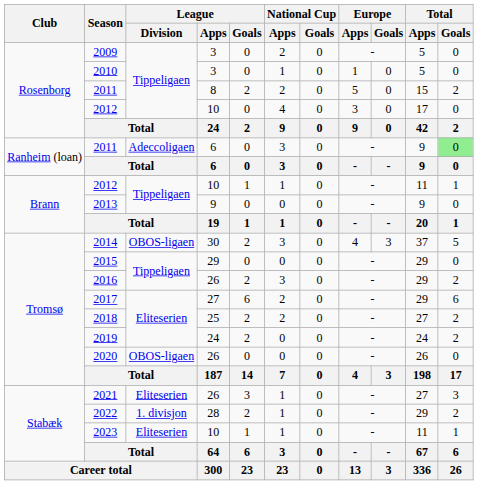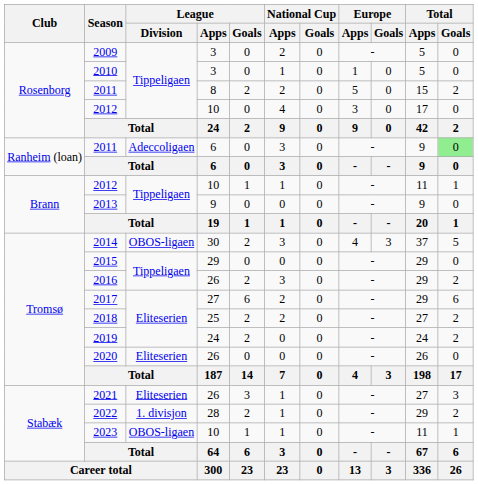(162, 356) OBOS-ligaen -> (162, 356) Eliteserien
(162, 432) Eliteserien -> (162, 432) OBOS-ligaen
